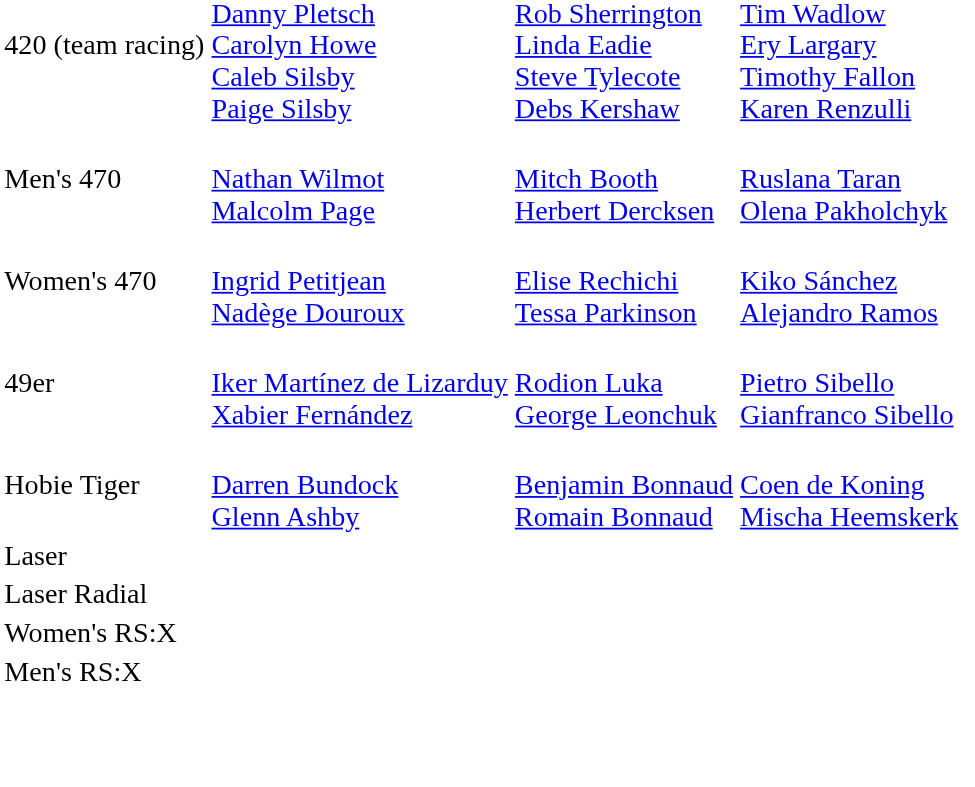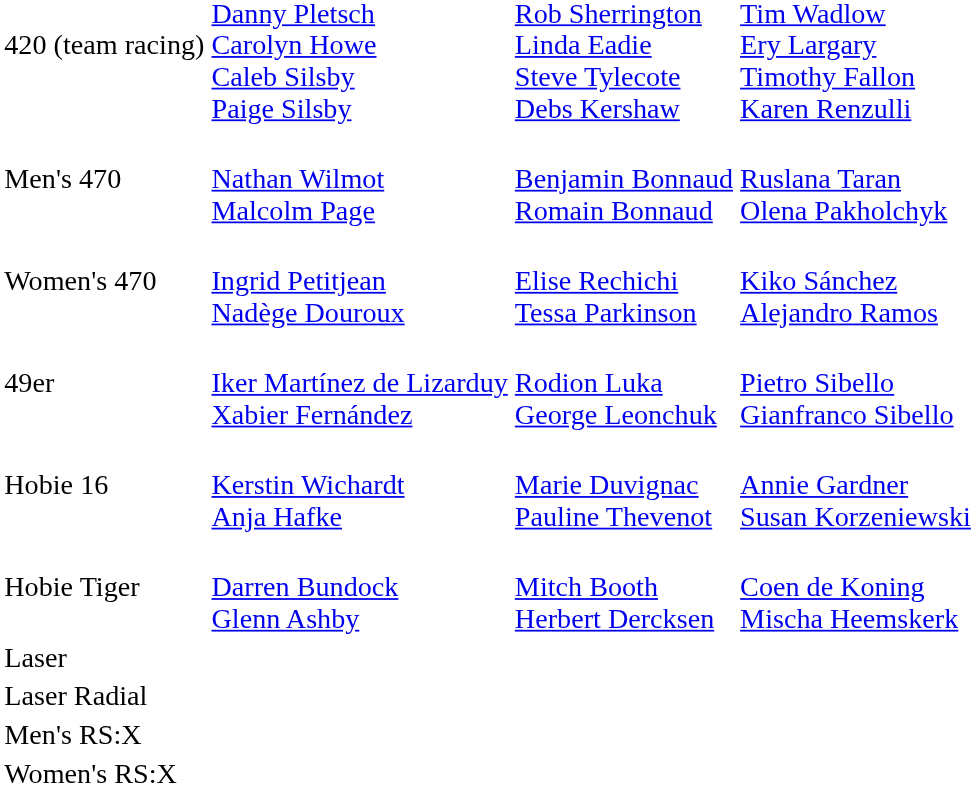(615, 194) Mitch Booth Herbert Dercksen -> (624, 194) Benjamin Bonnaud Romain Bonnaud
+ row: (56, 485)
(624, 500) Benjamin Bonnaud Romain Bonnaud -> (615, 603) Mitch Booth Herbert Dercksen
rows swapped: (73, 671) <-> (91, 632)
